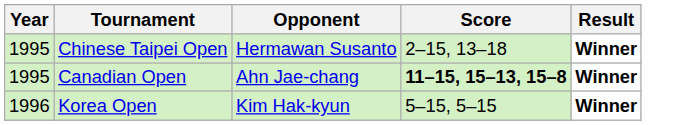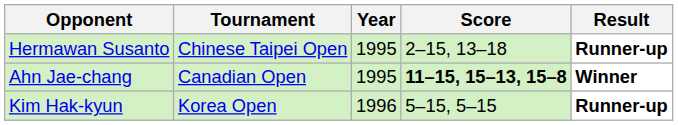columns swapped: (29, 19) <-> (316, 19)
(606, 48) Winner -> (622, 48) Runner-up
(606, 106) Winner -> (622, 106) Runner-up
